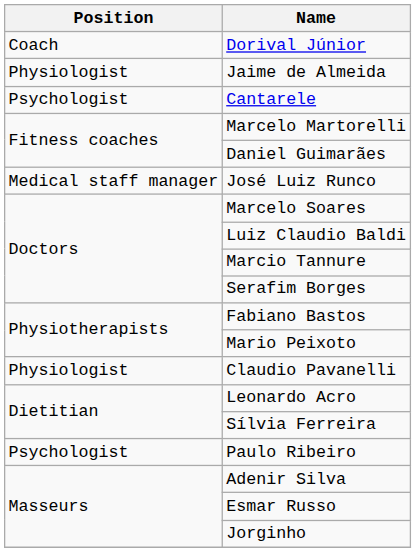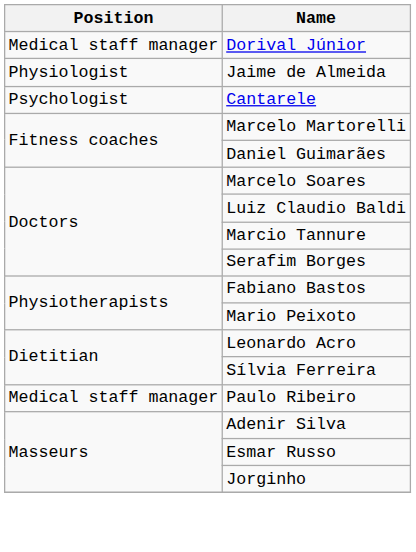(34, 45) Coach -> (113, 45) Medical staff manager
- row: (301, 181)
- row: (311, 371)
(69, 452) Psychologist -> (113, 398) Medical staff manager
